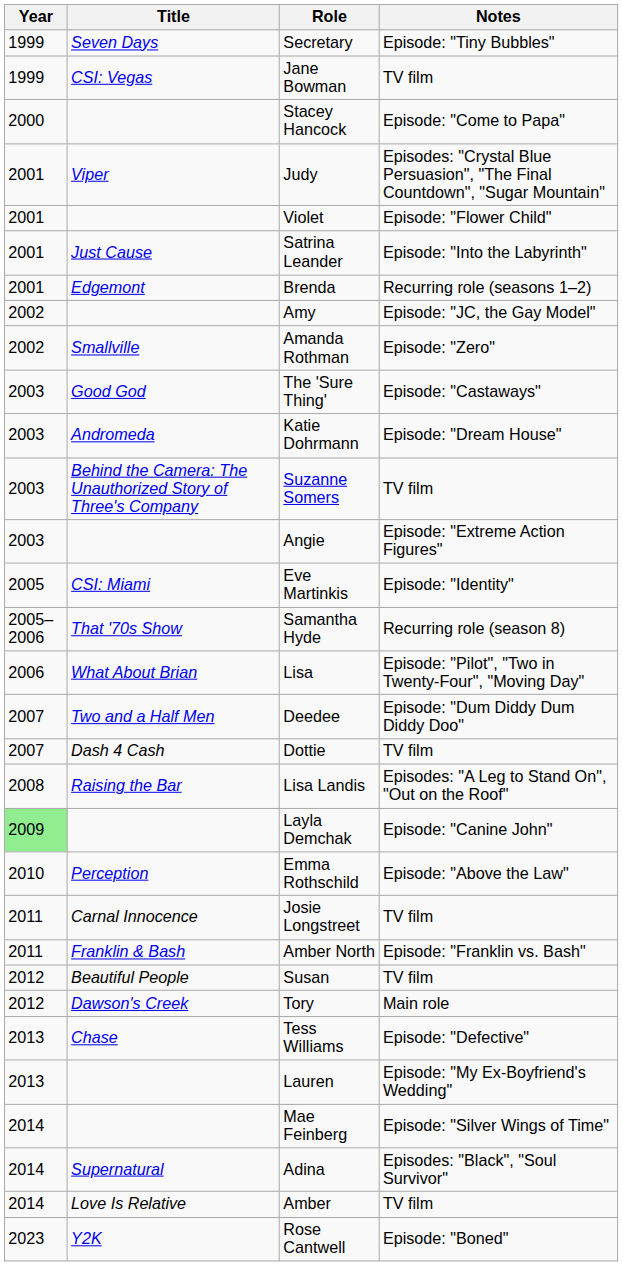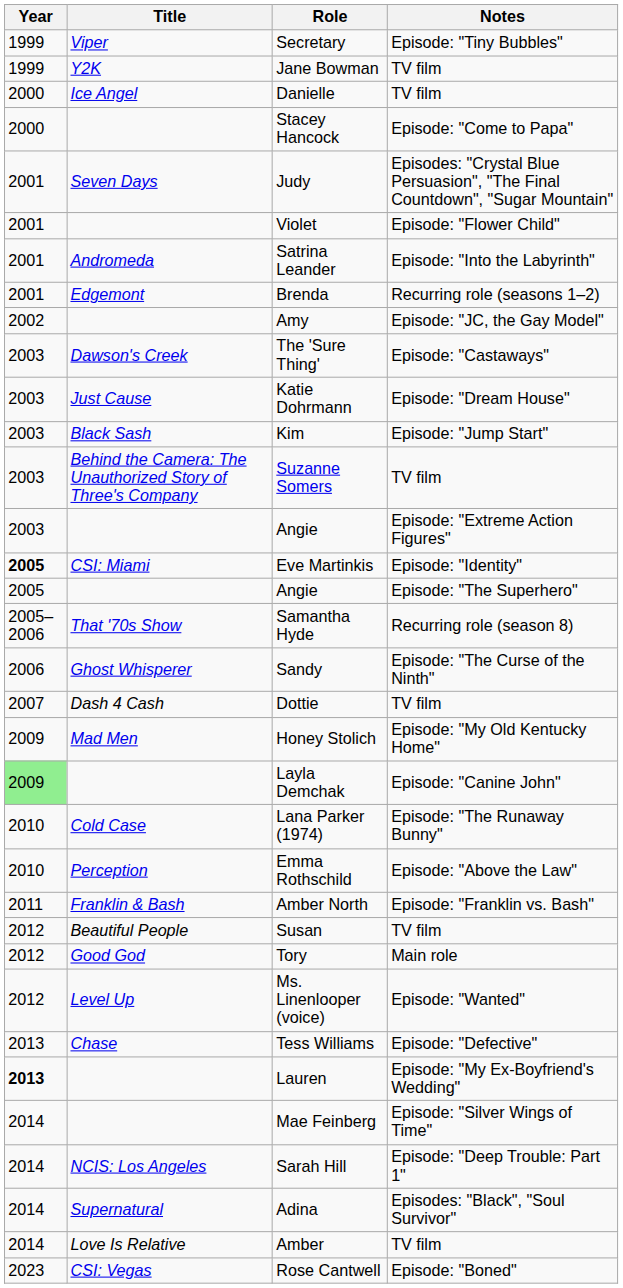(115, 42) Seven Days -> (89, 42) Viper
(112, 77) CSI: Vegas -> (86, 68) Y2K
+ row: (305, 94)
(90, 174) Viper -> (114, 181) Seven Days
(112, 252) Just Cause -> (112, 260) Andromeda
- row: (316, 347)
(108, 391) Good God -> (129, 355) Dawson's Creek
(113, 435) Andromeda -> (111, 399) Just Cause
+ row: (290, 433)
(26, 585) normal -> (26, 565) bold
+ row: (297, 590)
- row: (298, 672)
+ row: (299, 669)
- row: (312, 716)
- row: (324, 786)
+ row: (326, 738)
+ row: (320, 826)
- row: (322, 917)
(130, 1003) Dawson's Creek -> (108, 956) Good God
+ row: (319, 1000)
(26, 1081) normal -> (26, 1078) bold
+ row: (311, 1166)
(86, 1239) Y2K -> (111, 1270) CSI: Vegas
